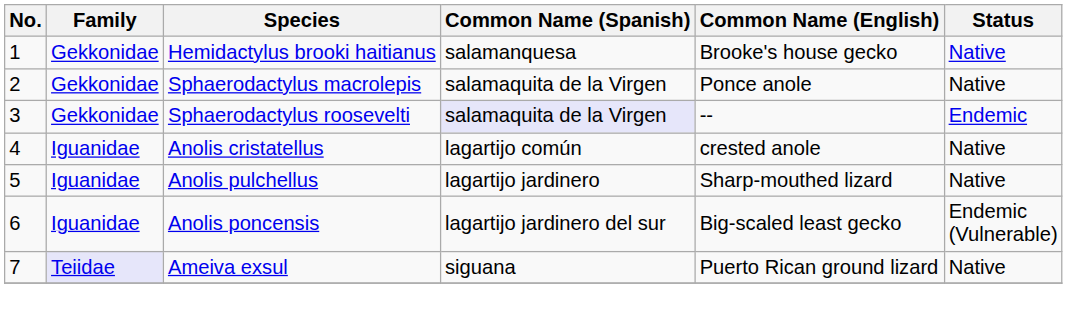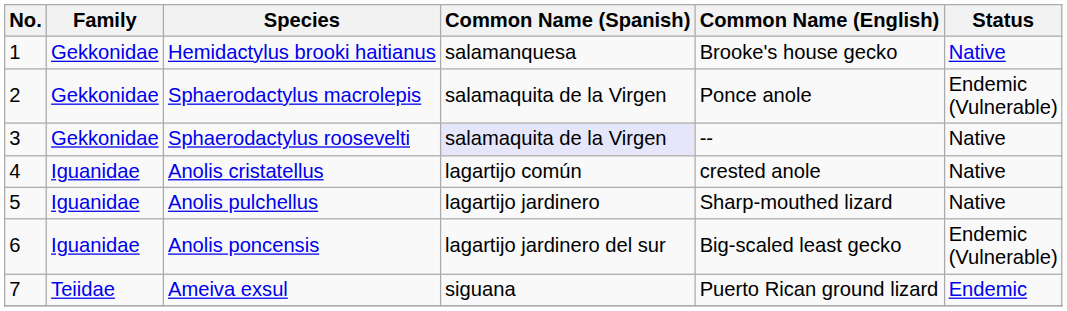(977, 84) Native -> (1003, 95) Endemic (Vulnerable)
(988, 116) Endemic -> (977, 139) Native
(83, 266) lavender background -> (83, 289) no background
(977, 266) Native -> (988, 289) Endemic
